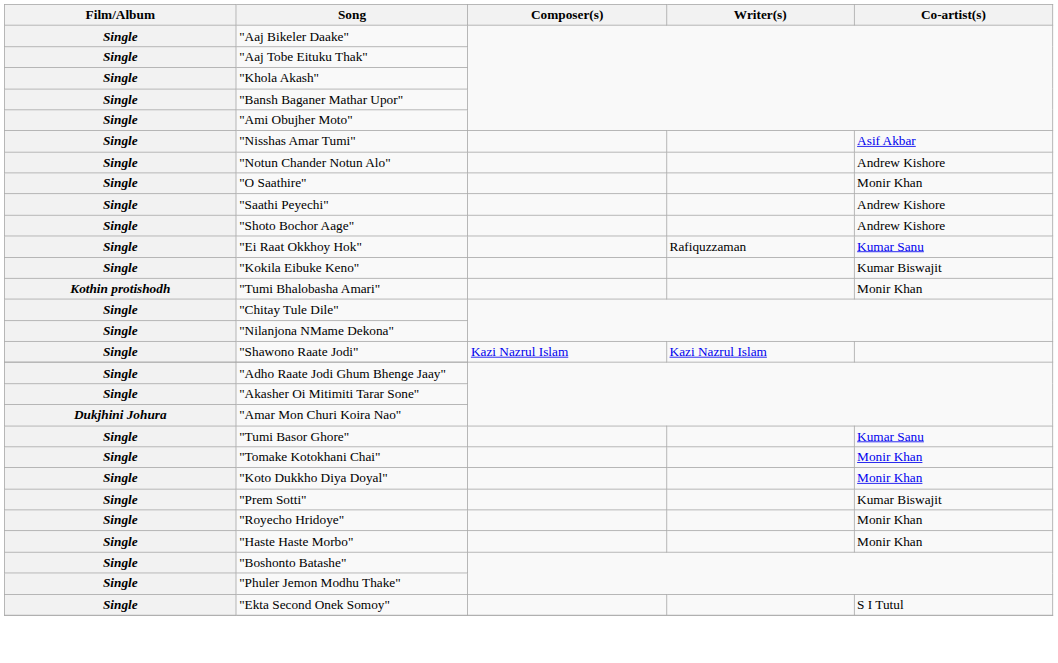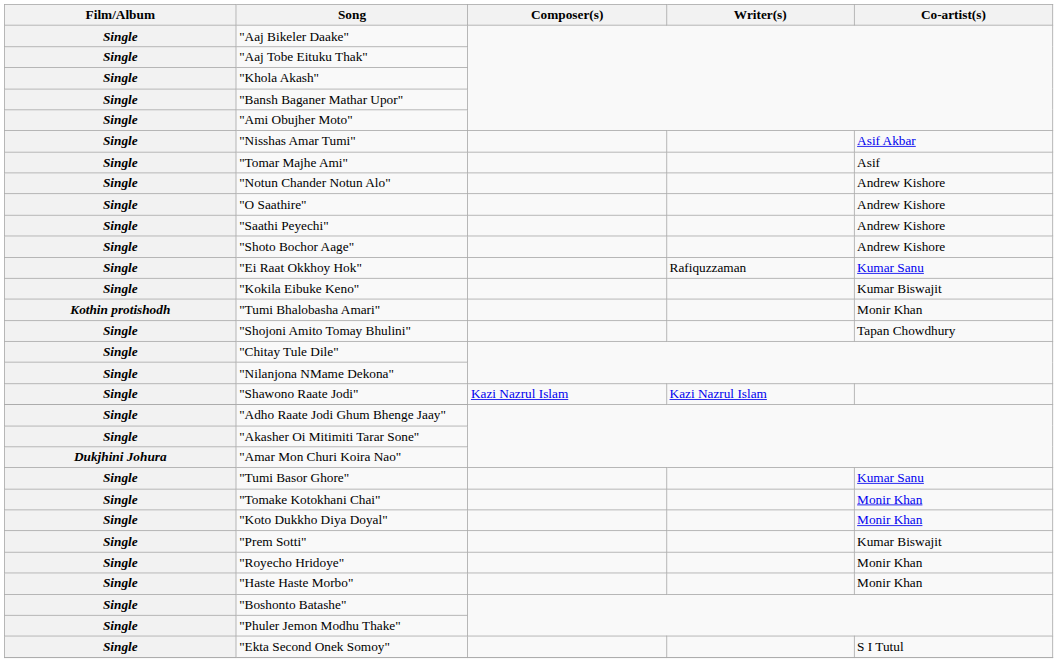+ row: (294, 162)
(890, 183) Monir Khan -> (901, 204) Andrew Kishore
+ row: (325, 330)
